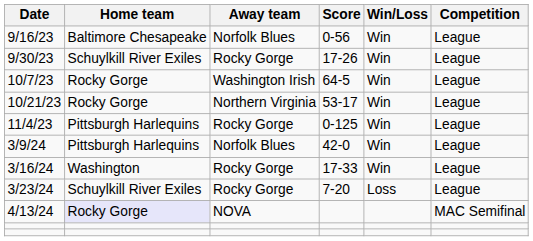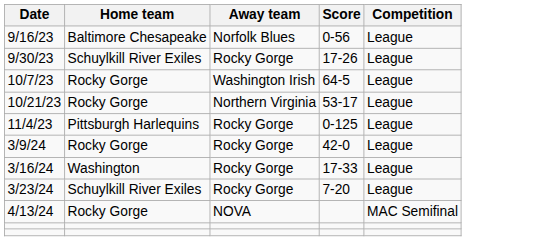- column: (398, 15)
(133, 146) Pittsburgh Harlequins -> (108, 146) Rocky Gorge
(254, 146) Norfolk Blues -> (253, 146) Rocky Gorge
(108, 211) lavender background -> (108, 211) no background
